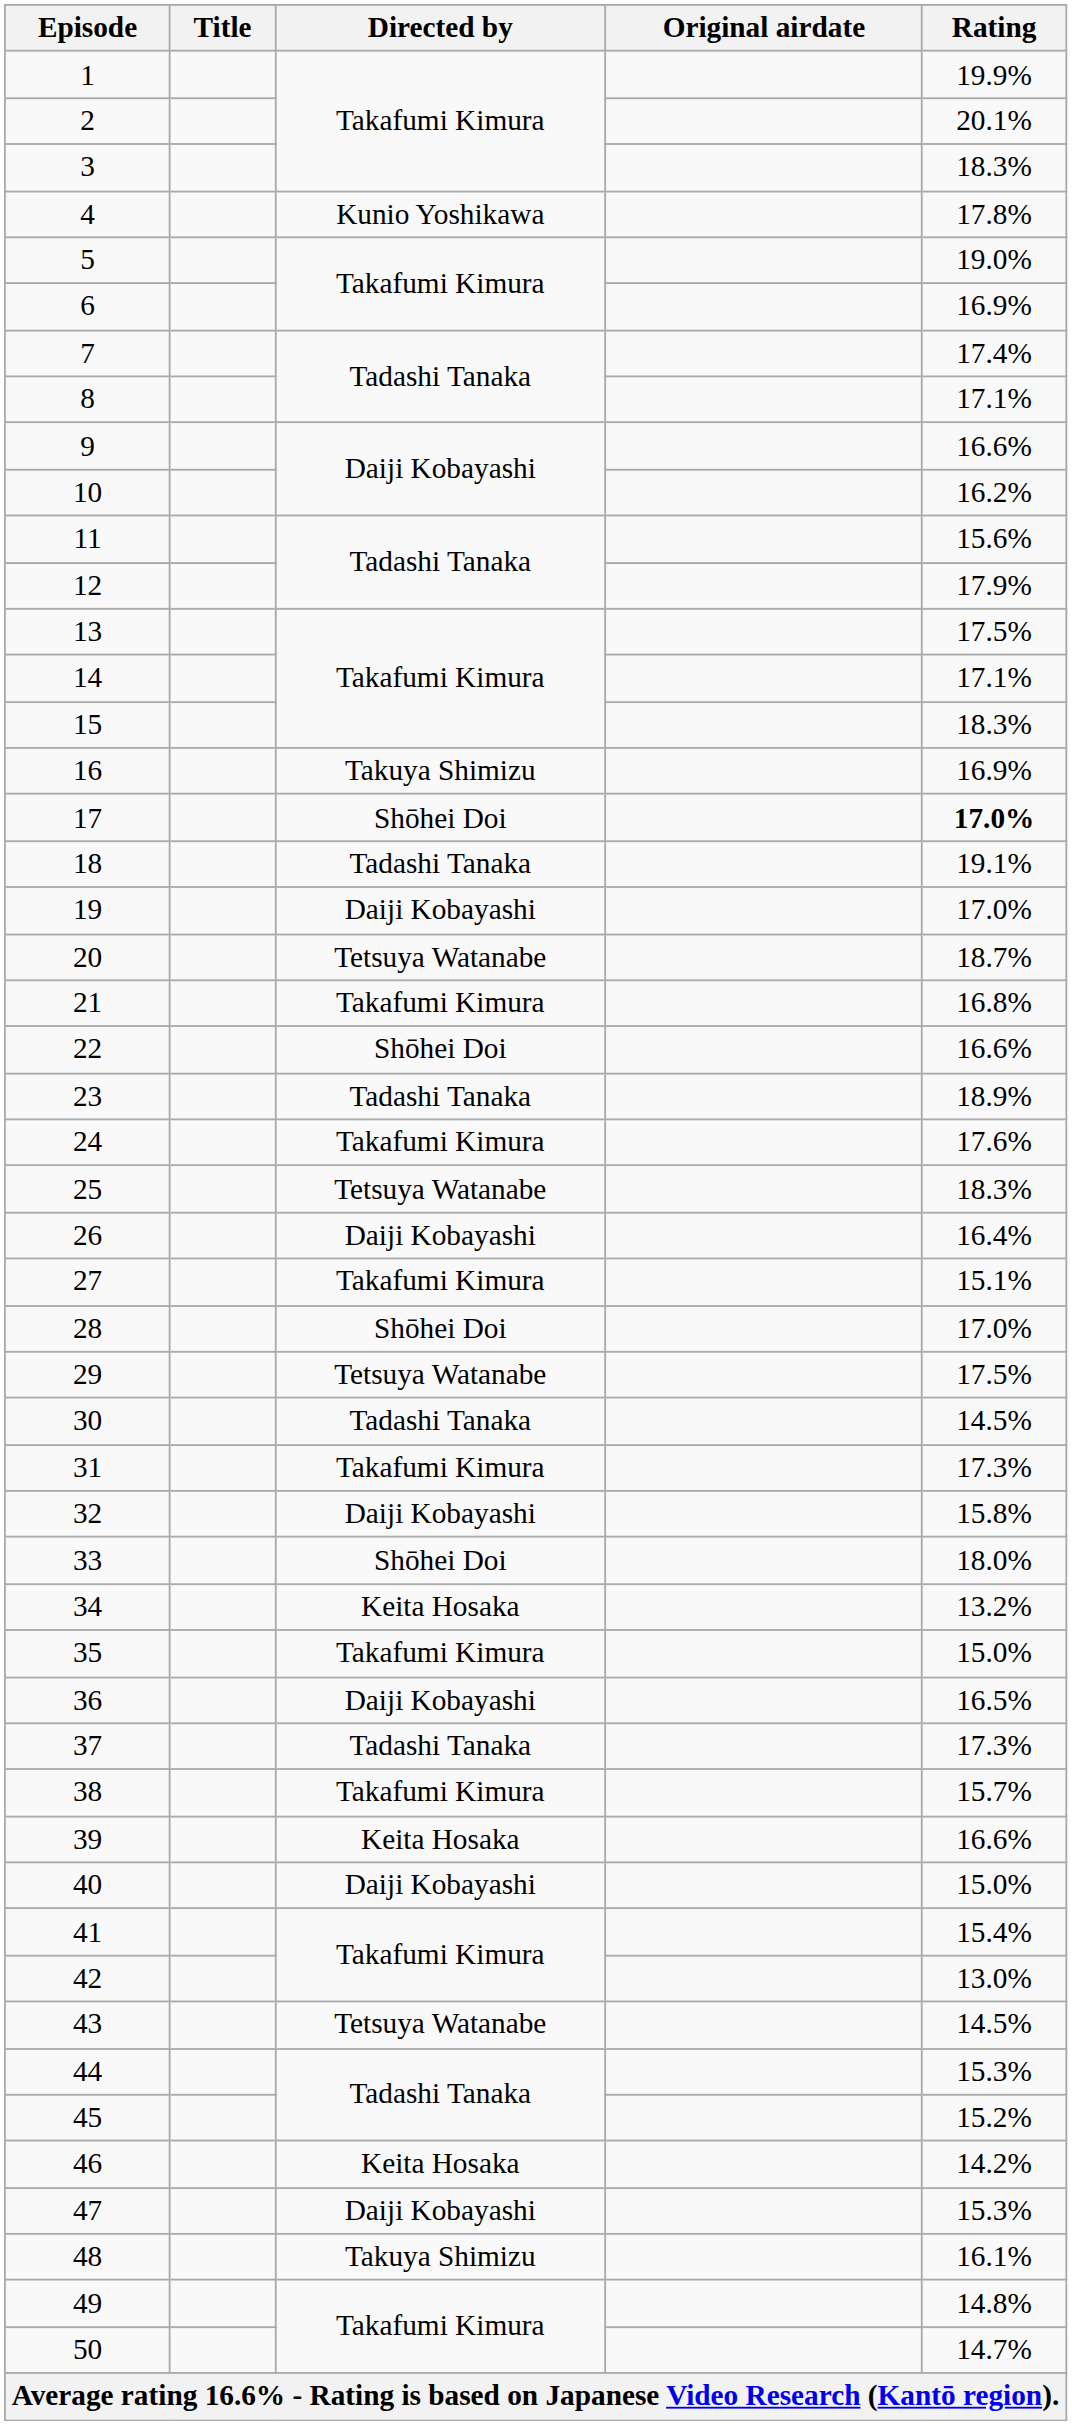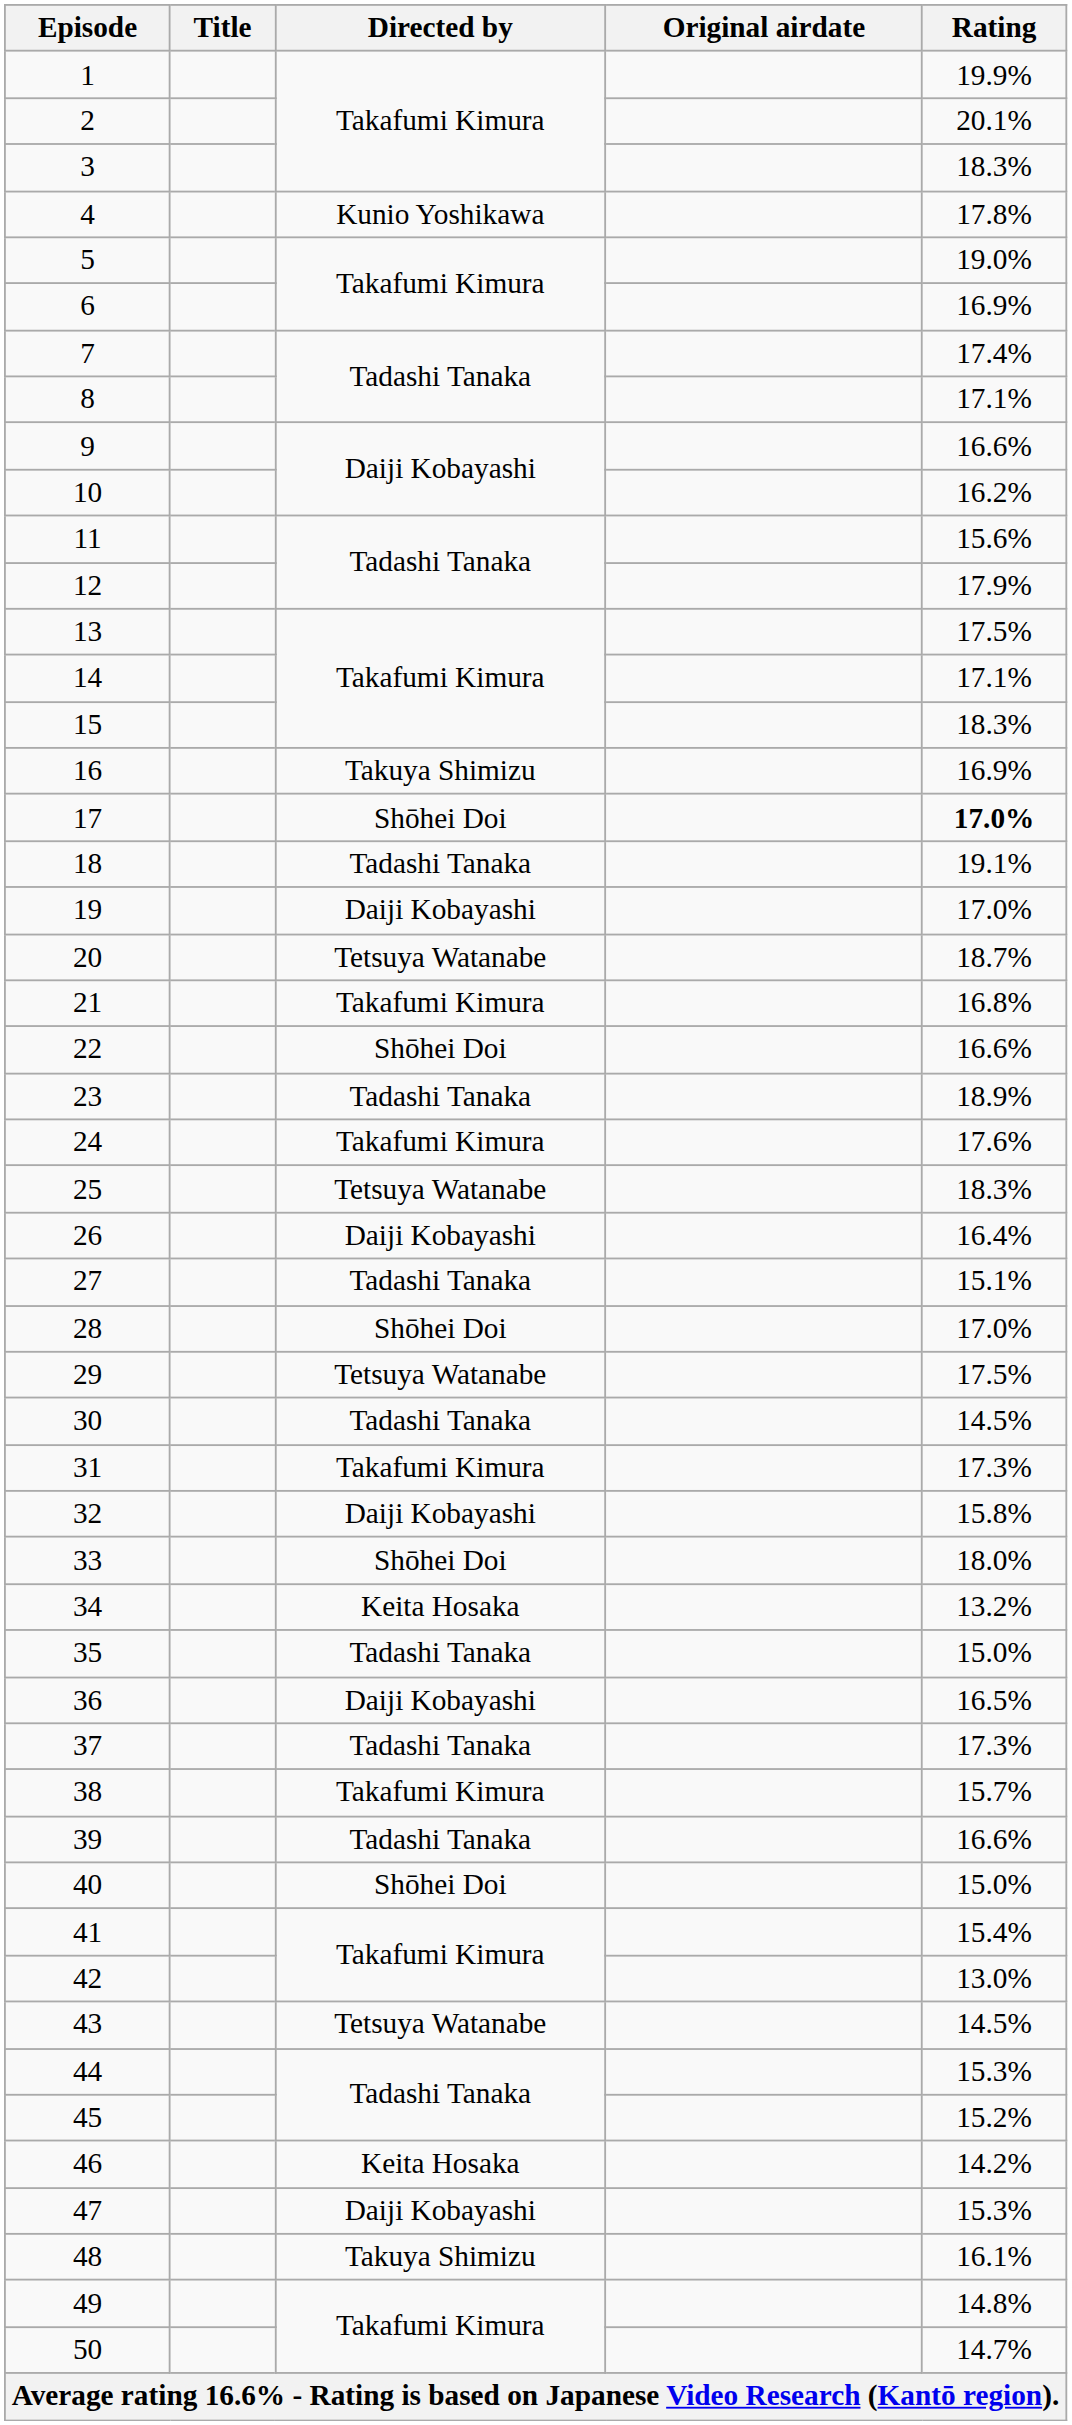(440, 1281) Takafumi Kimura -> (440, 1281) Tadashi Tanaka
(440, 1652) Takafumi Kimura -> (440, 1652) Tadashi Tanaka
(440, 1838) Keita Hosaka -> (440, 1838) Tadashi Tanaka
(440, 1885) Daiji Kobayashi -> (440, 1885) Shōhei Doi
